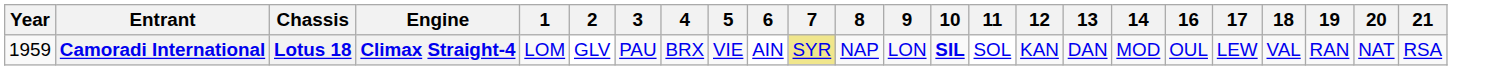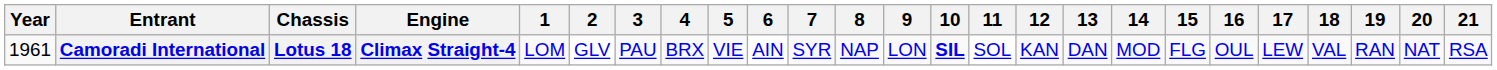+ column: (1188, 20)
(30, 50) 1959 -> (30, 50) 1961
(812, 50) khaki background -> (812, 50) no background
